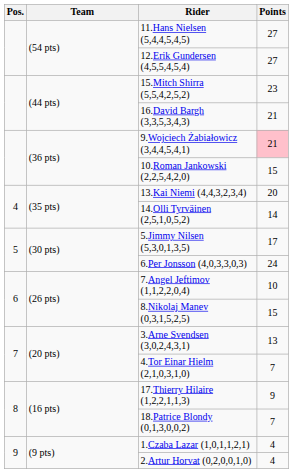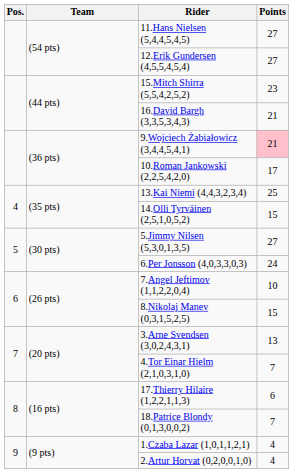(273, 171) 15 -> (273, 171) 17
(273, 193) 20 -> (273, 193) 25
(273, 214) 14 -> (273, 214) 15
(273, 242) 17 -> (273, 242) 27
(273, 395) 9 -> (273, 395) 6
